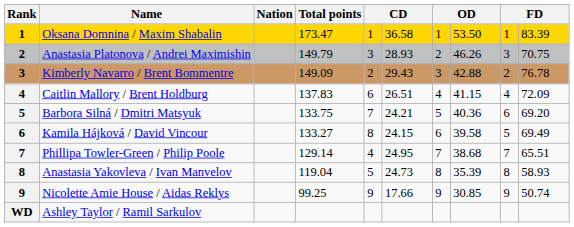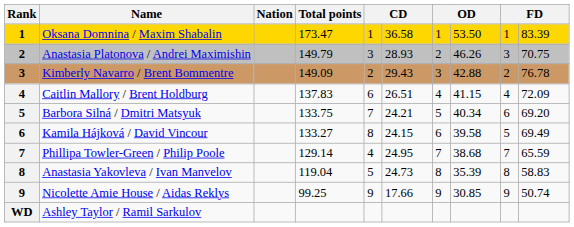(467, 113) 40.36 -> (467, 113) 40.34
(535, 152) 65.51 -> (535, 152) 65.59
(535, 172) 58.93 -> (535, 172) 58.83
